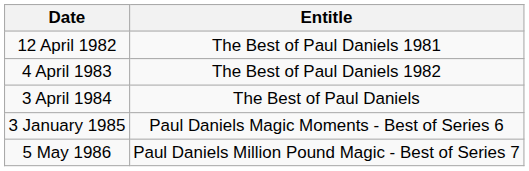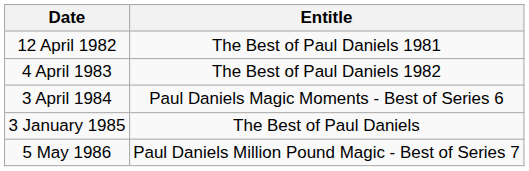(326, 98) The Best of Paul Daniels -> (326, 98) Paul Daniels Magic Moments - Best of Series 6
(326, 125) Paul Daniels Magic Moments - Best of Series 6 -> (326, 125) The Best of Paul Daniels
